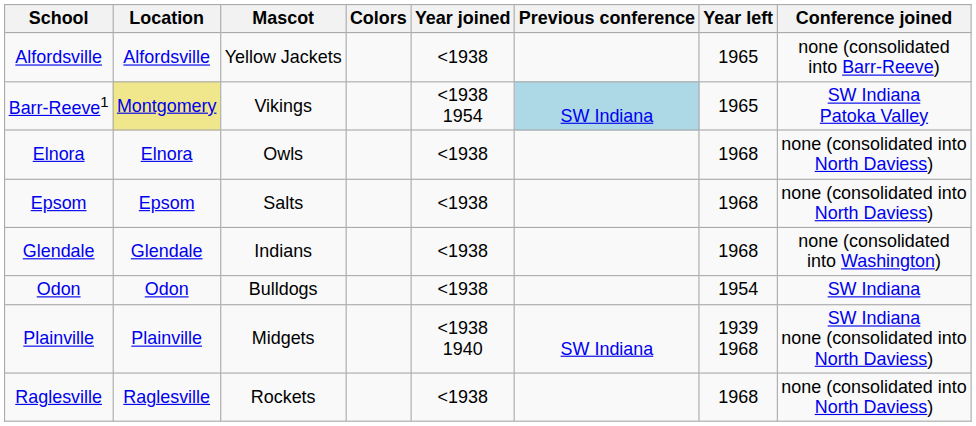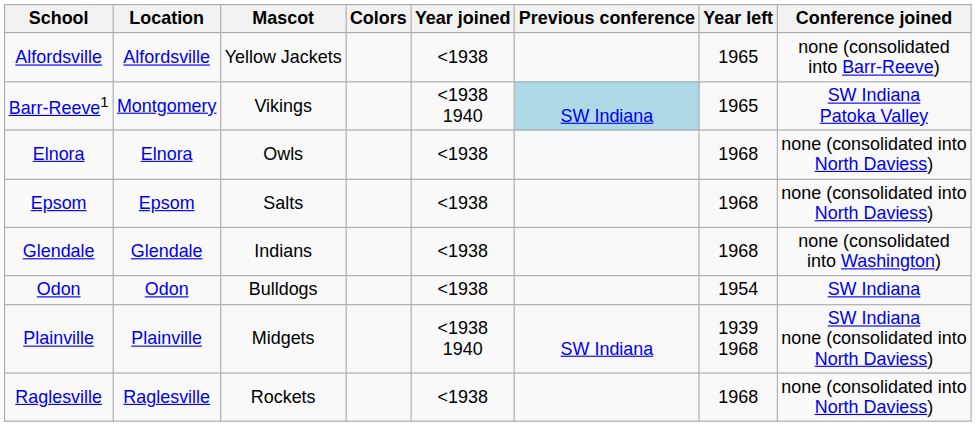(167, 105) khaki background -> (167, 105) no background
(463, 105) <1938 1954 -> (463, 105) <1938 1940
